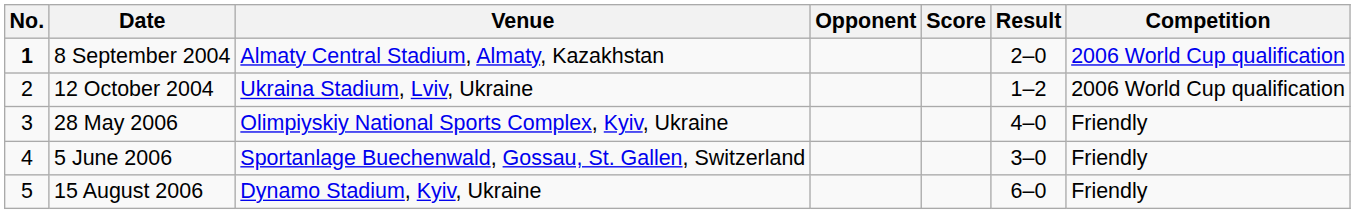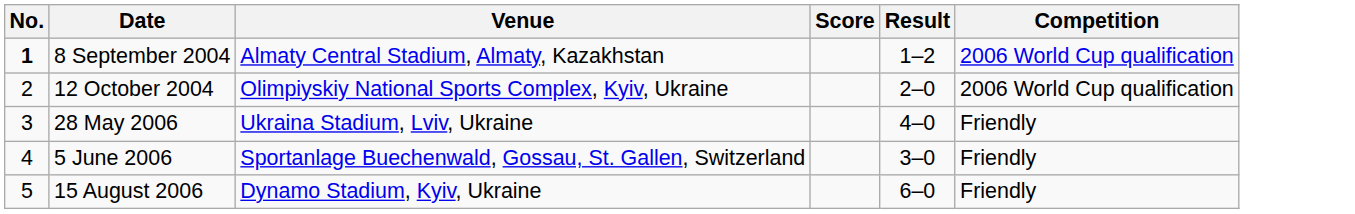- column: (866, 21)
(1029, 55) 2–0 -> (917, 55) 1–2
(387, 89) Ukraina Stadium, Lviv, Ukraine -> (484, 89) Olimpiyskiy National Sports Complex, Kyiv, Ukraine
(1029, 89) 1–2 -> (917, 89) 2–0
(484, 123) Olimpiyskiy National Sports Complex, Kyiv, Ukraine -> (387, 123) Ukraina Stadium, Lviv, Ukraine
